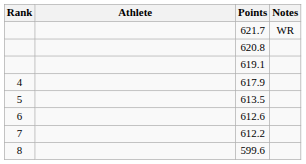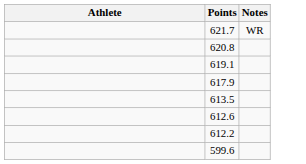- column: (20, 13)
